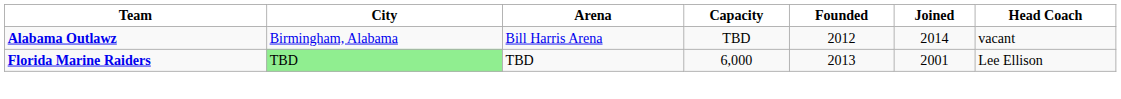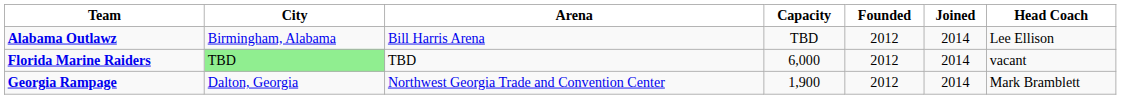(997, 37) vacant -> (1022, 37) Lee Ellison
(842, 60) 2013 -> (884, 60) 2012
(934, 60) 2001 -> (955, 60) 2014
(1011, 60) Lee Ellison -> (1008, 60) vacant
+ row: (62, 82)
